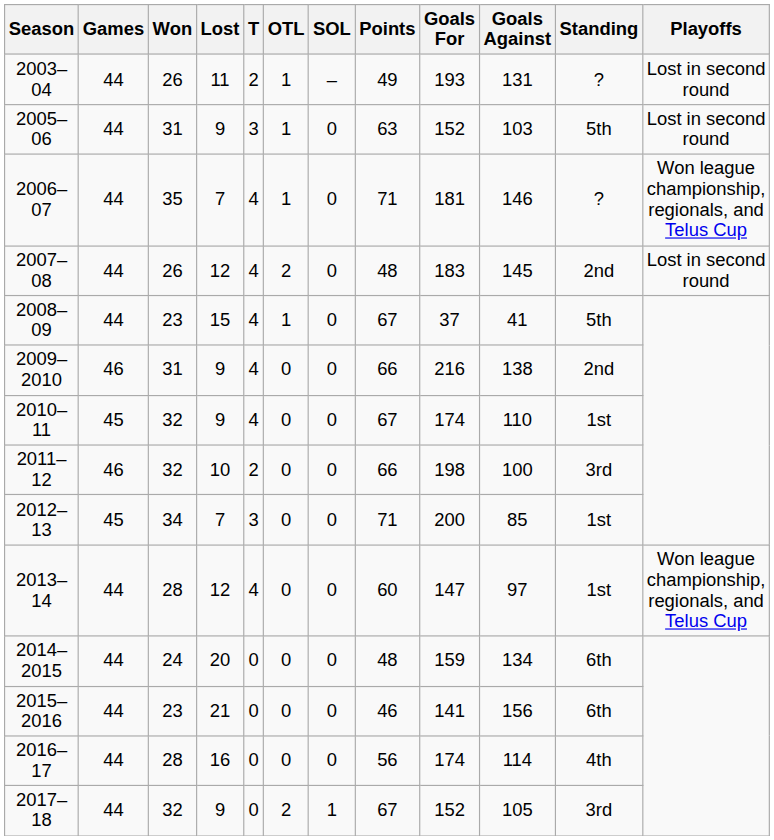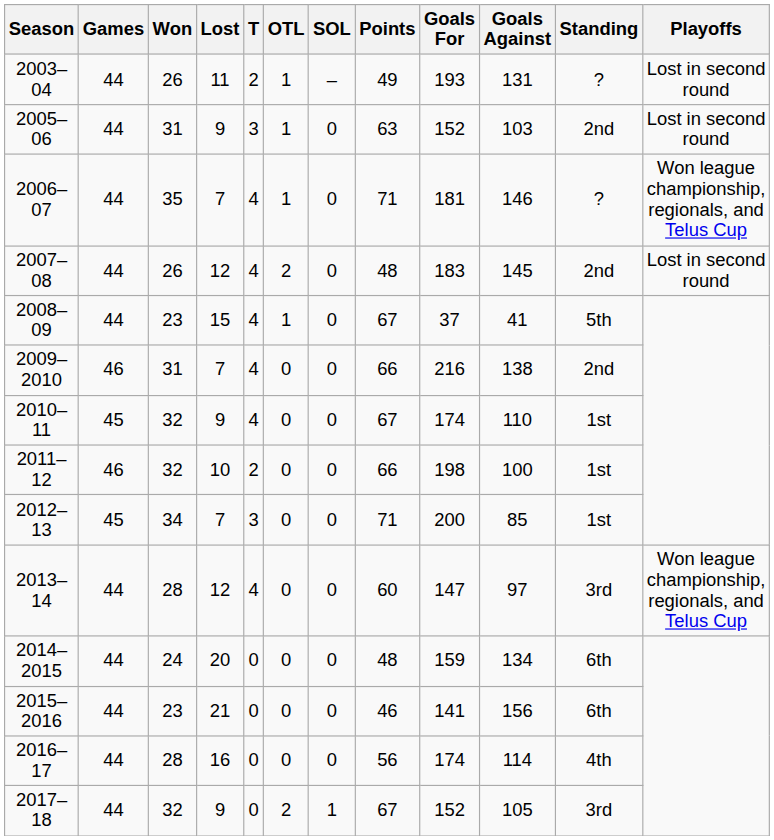(599, 129) 5th -> (599, 129) 2nd
(220, 370) 9 -> (220, 370) 7
(599, 469) 3rd -> (599, 469) 1st
(599, 590) 1st -> (599, 590) 3rd
